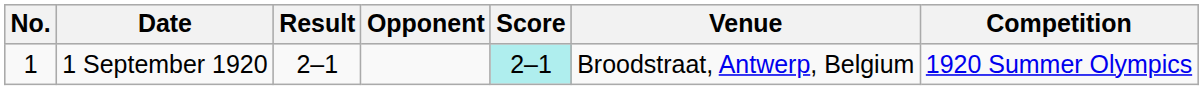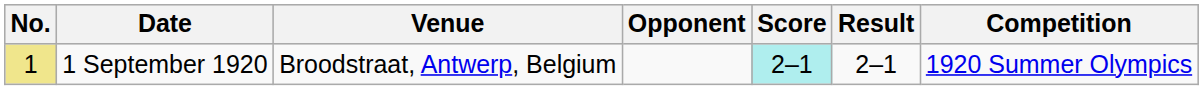columns swapped: (746, 24) <-> (317, 24)
(31, 63) no background -> (31, 63) khaki background
